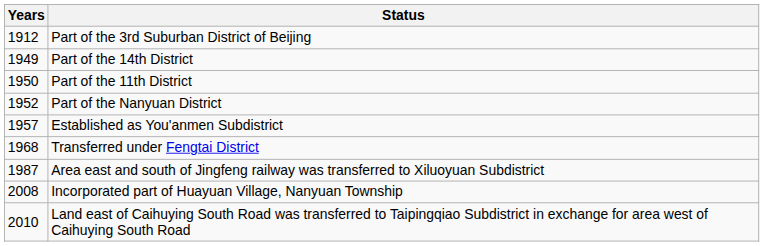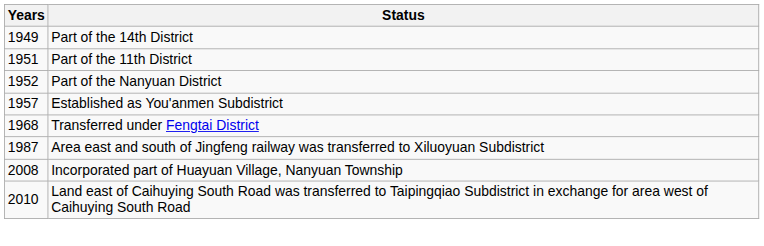- row: (181, 37)
(23, 81) 1950 -> (23, 59) 1951
